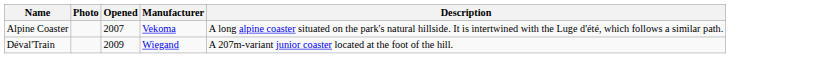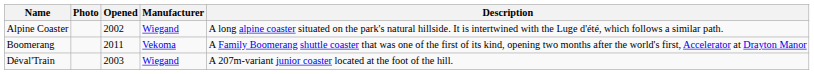(114, 28) 2007 -> (114, 28) 2002
(159, 28) Vekoma -> (161, 28) Wiegand
+ row: (31, 45)
(114, 45) 2009 -> (114, 61) 2003
